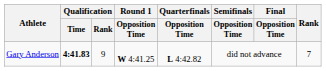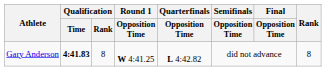(103, 54) 9 -> (103, 54) 8
(309, 54) 7 -> (309, 54) 8
